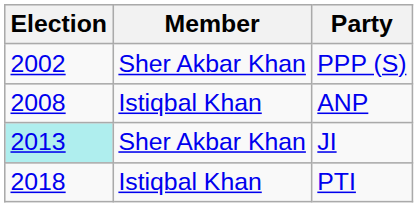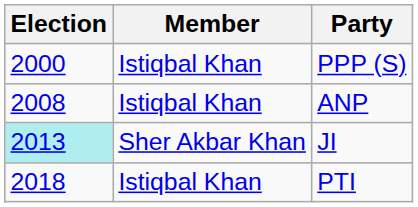(38, 63) 2002 -> (38, 63) 2000
(212, 63) Sher Akbar Khan -> (190, 63) Istiqbal Khan
